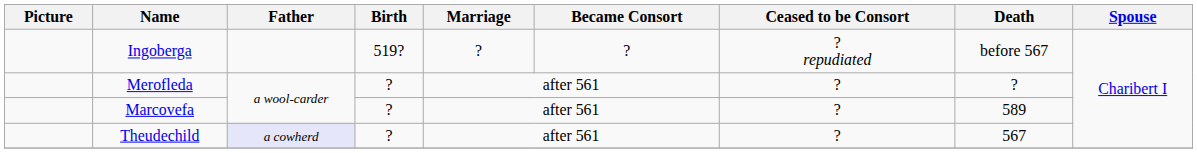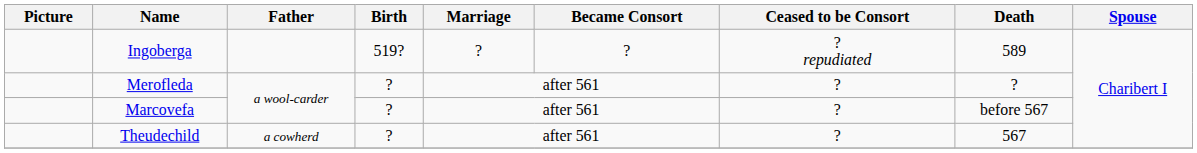(1014, 51) before 567 -> (1014, 51) 589
(1014, 110) 589 -> (1014, 110) before 567
(291, 136) lavender background -> (291, 136) no background
